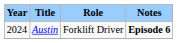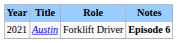(17, 30) 2024 -> (17, 30) 2021
